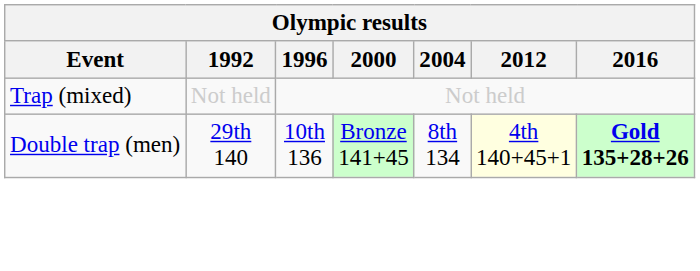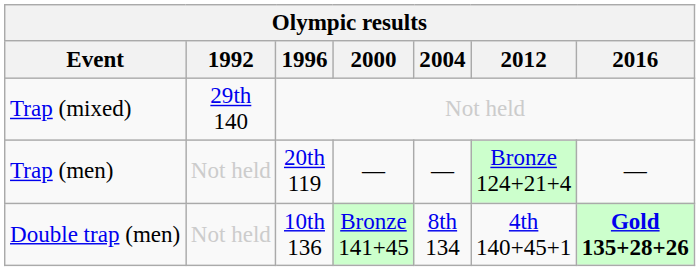(231, 95) Not held -> (231, 108) 29th 140
+ row: (62, 171)
(231, 145) 29th 140 -> (231, 233) Not held
(524, 145) lightyellow background -> (524, 233) no background
